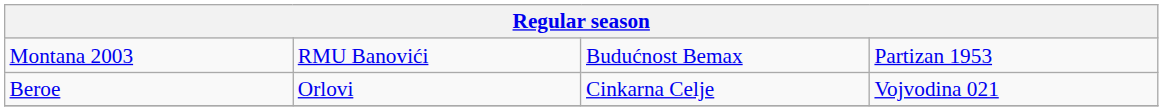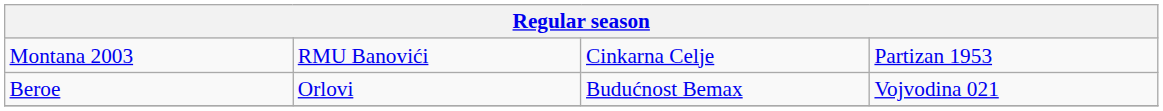(664, 55) Budućnost Bemax -> (650, 55) Cinkarna Celje
(650, 88) Cinkarna Celje -> (664, 88) Budućnost Bemax
